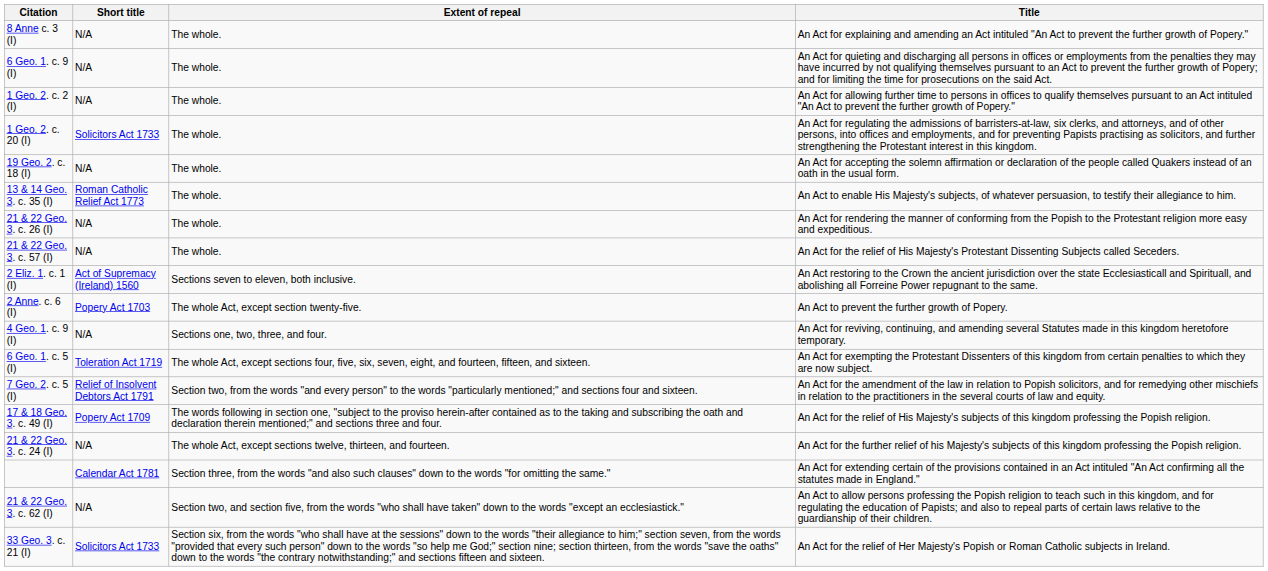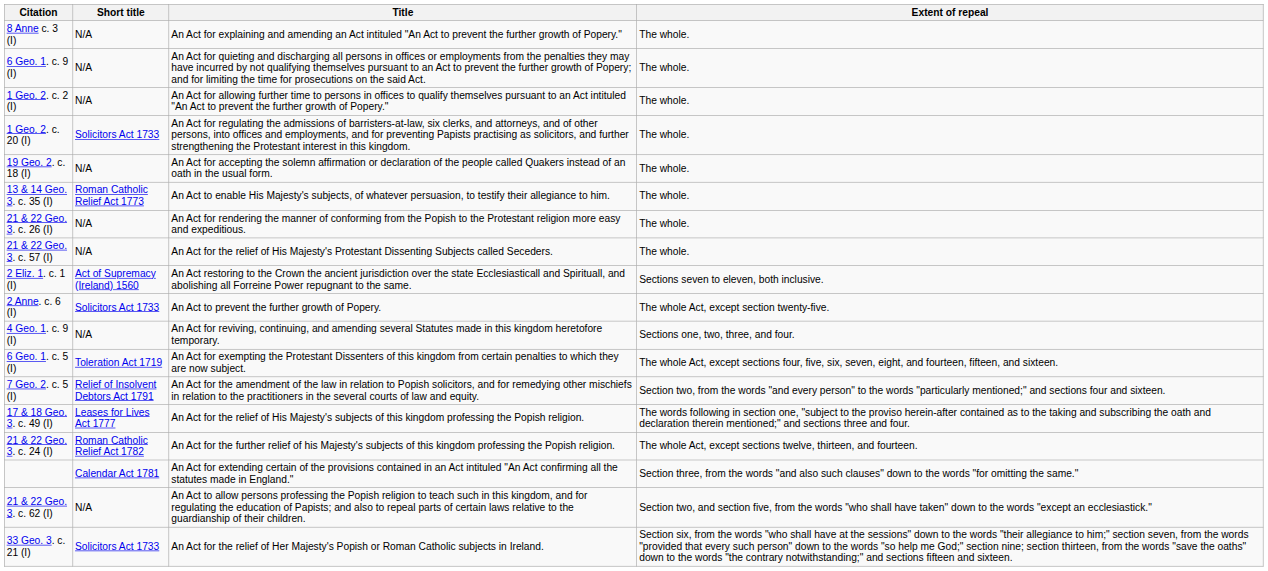columns swapped: (1029, 12) <-> (482, 12)
(113, 307) Popery Act 1703 -> (117, 307) Solicitors Act 1733
(113, 418) Popery Act 1709 -> (112, 418) Leases for Lives Act 1777
(84, 446) N/A -> (111, 446) Roman Catholic Relief Act 1782
